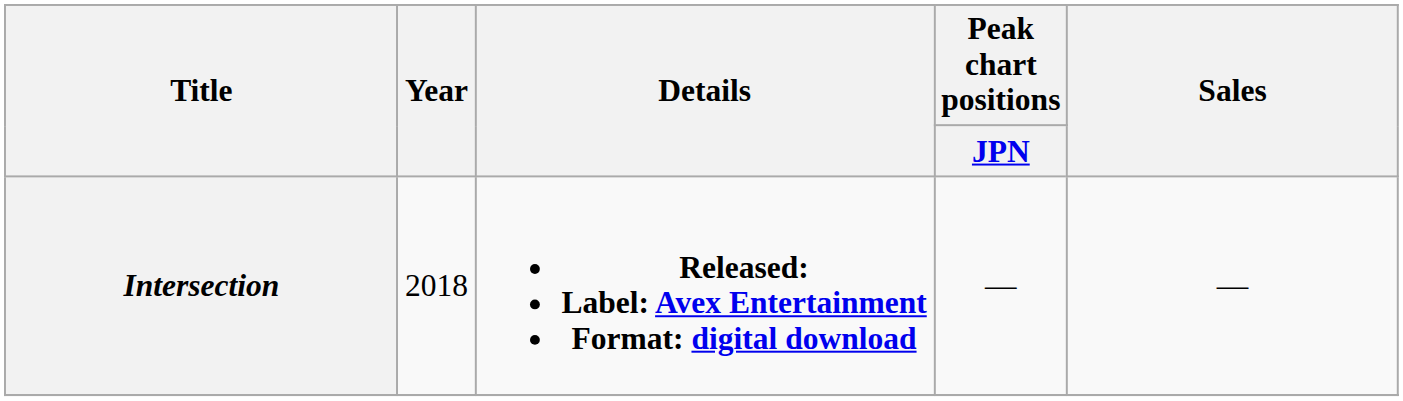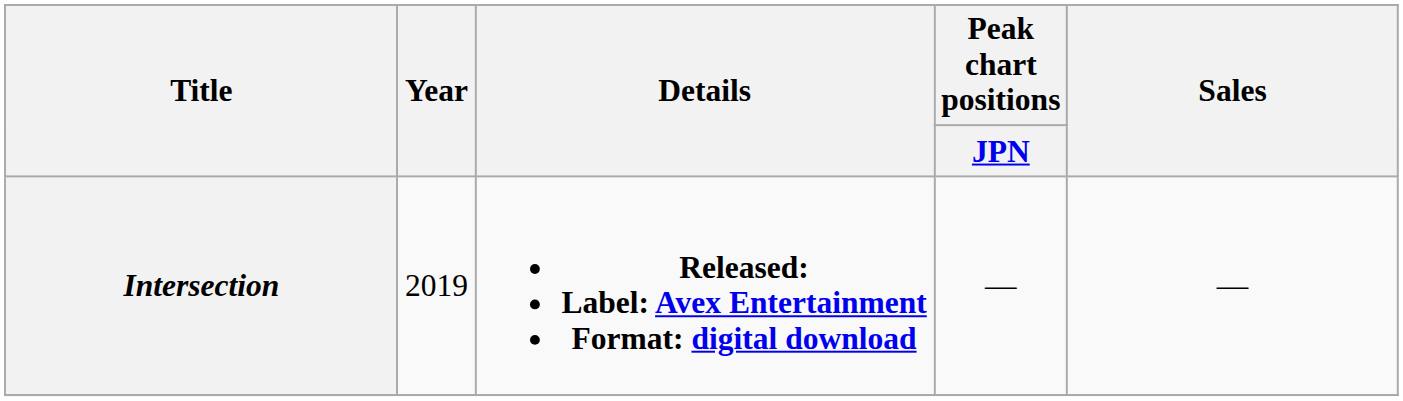(437, 285) 2018 -> (437, 285) 2019
